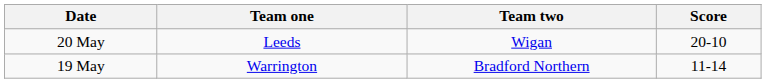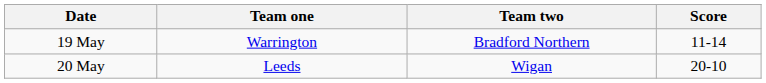rows swapped: (81, 66) <-> (81, 41)
